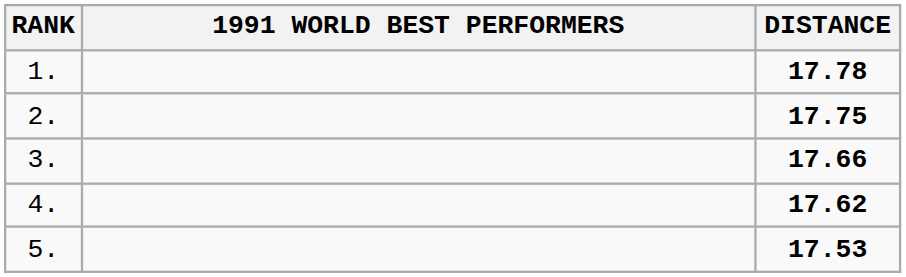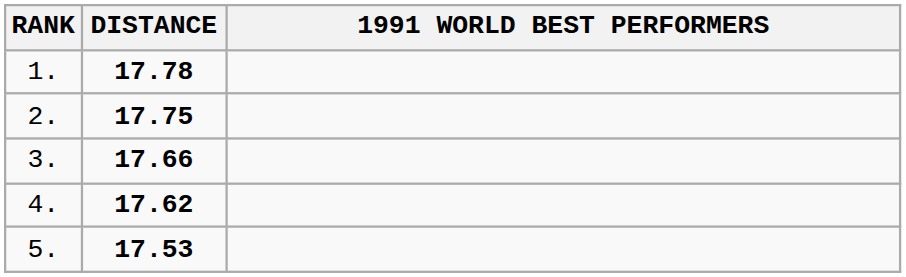columns swapped: (418, 27) <-> (828, 27)
